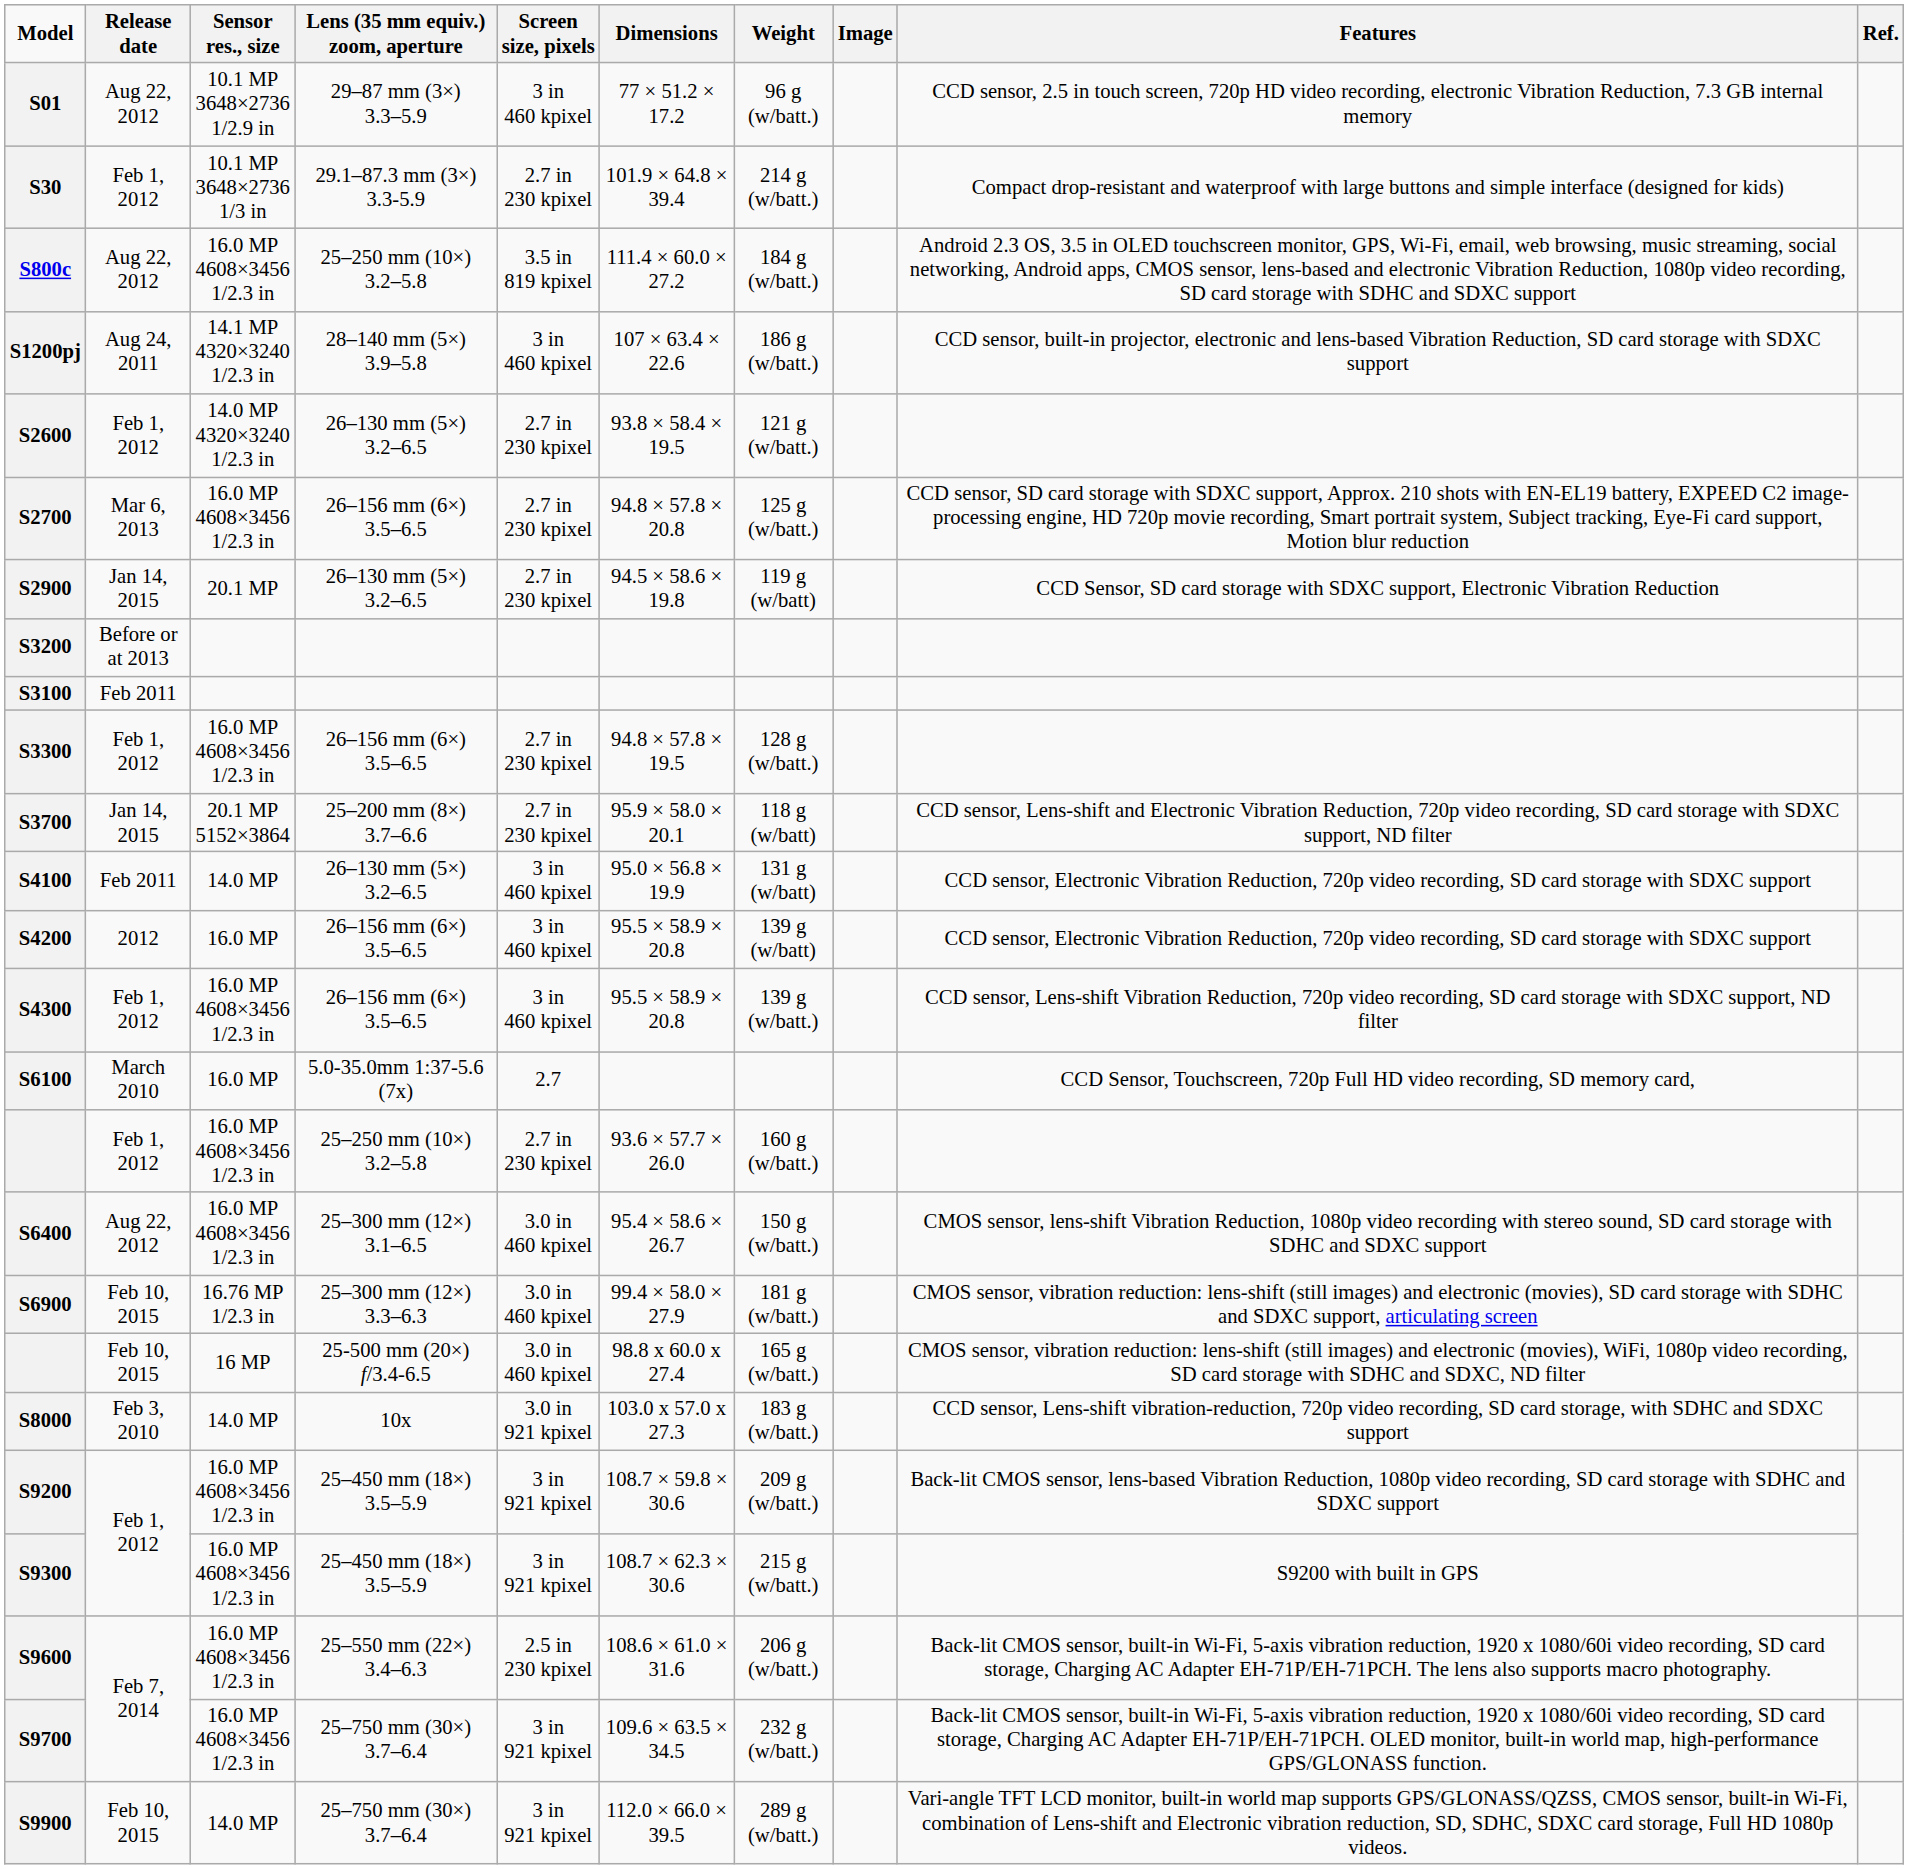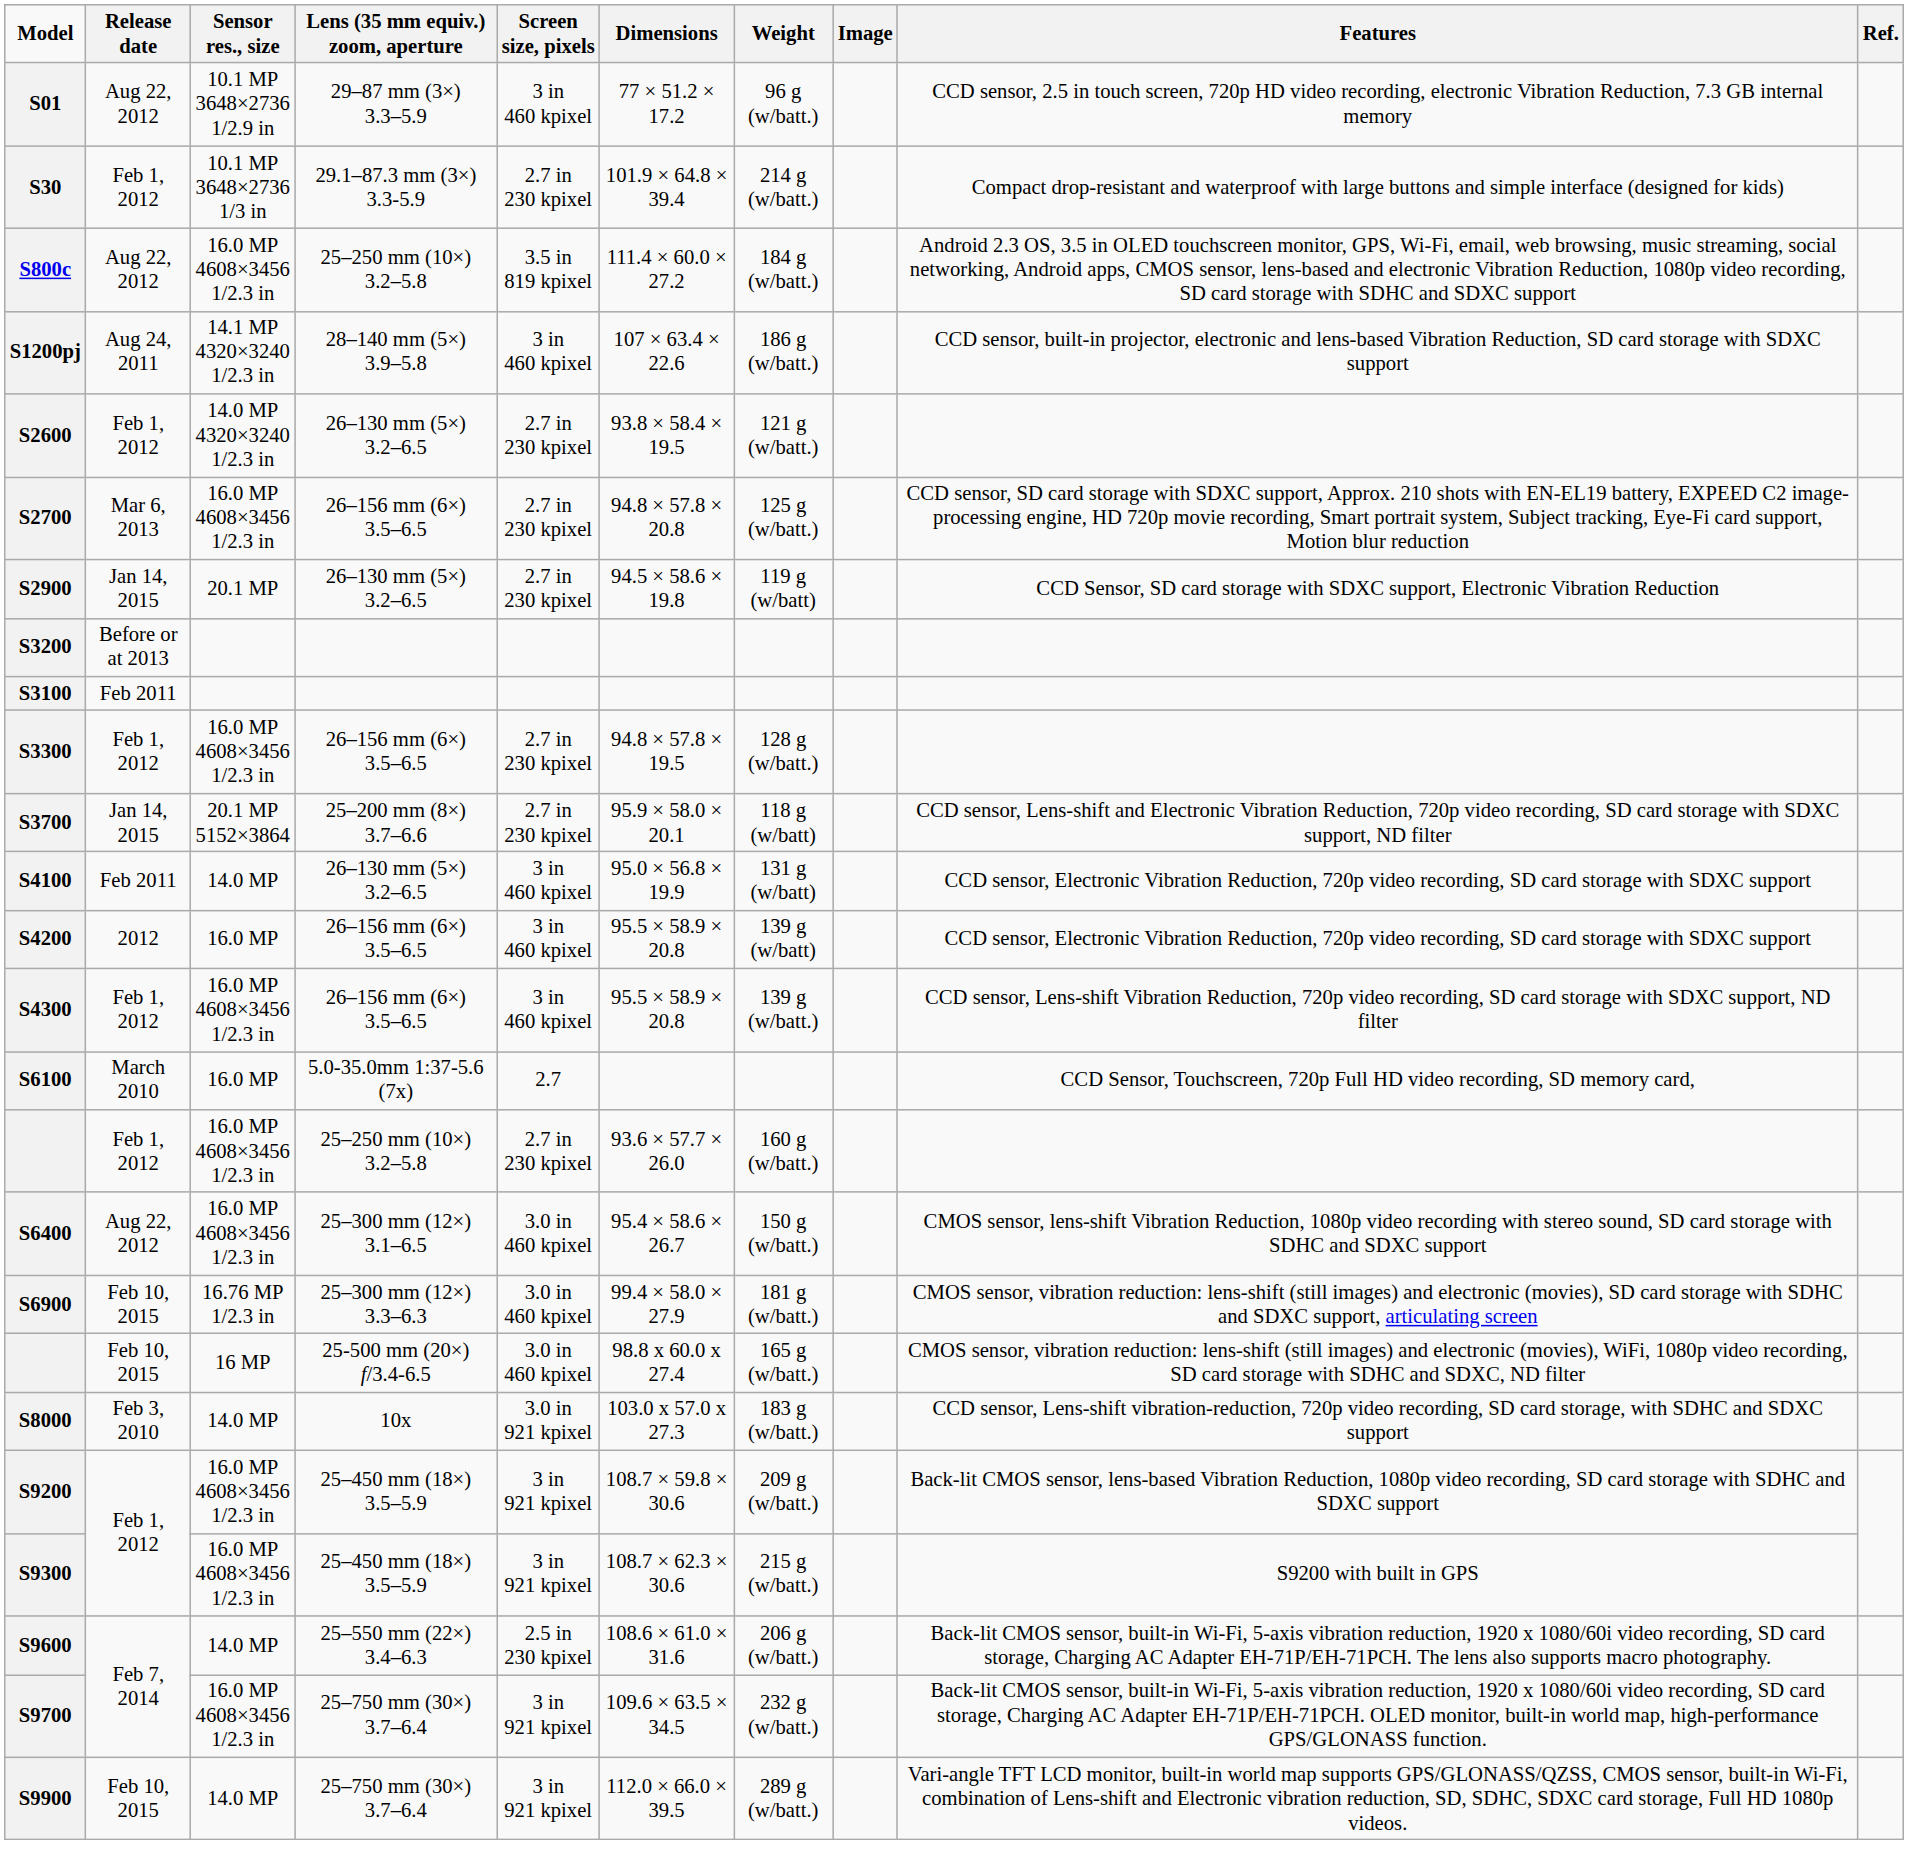(243, 1656) 16.0 MP 4608×3456 1/2.3 in -> (243, 1644) 14.0 MP
